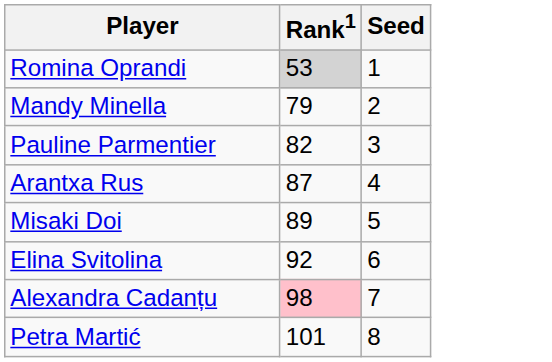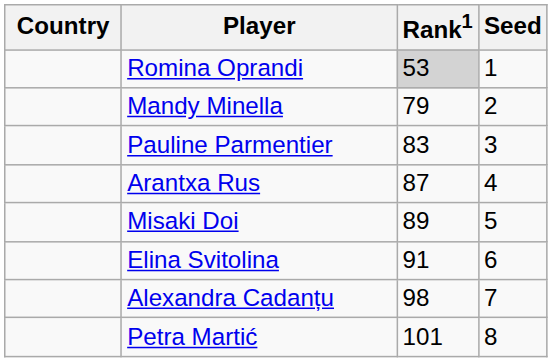+ column: (63, 26)
(299, 145) 82 -> (416, 145) 83
(299, 260) 92 -> (416, 260) 91
(299, 298) pink background -> (416, 298) no background
